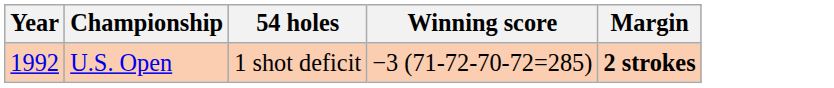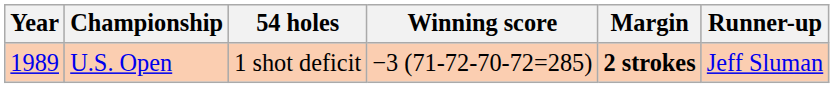+ column: (765, 23)
(35, 62) 1992 -> (35, 62) 1989
